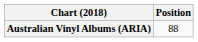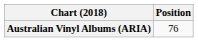(173, 28) 88 -> (173, 28) 76
